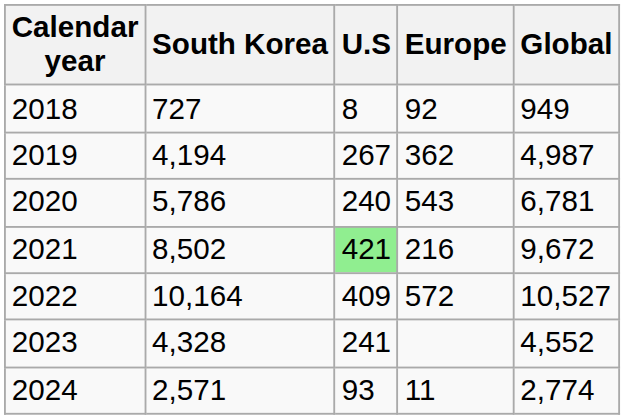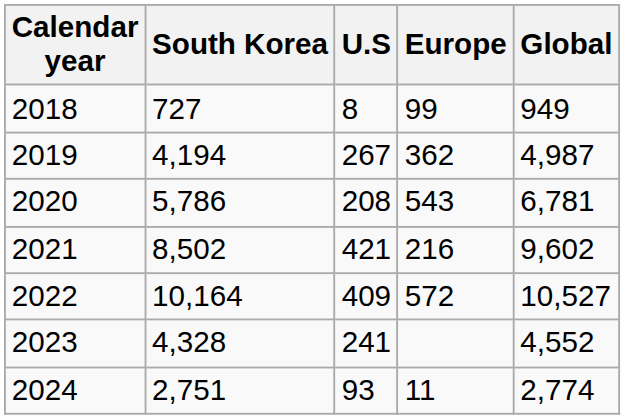(421, 108) 92 -> (421, 108) 99
(366, 202) 240 -> (366, 202) 208
(366, 249) lightgreen background -> (366, 249) no background
(557, 249) 9,672 -> (557, 249) 9,602
(189, 389) 2,571 -> (189, 389) 2,751
